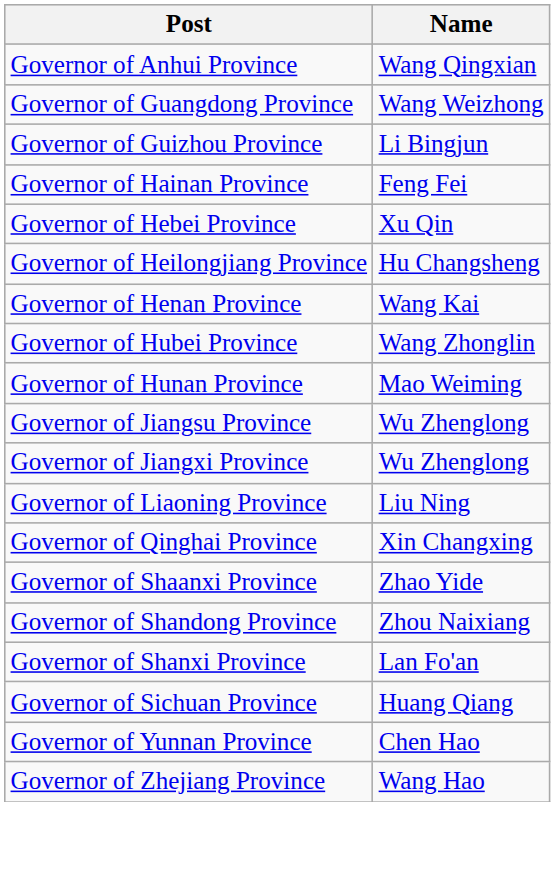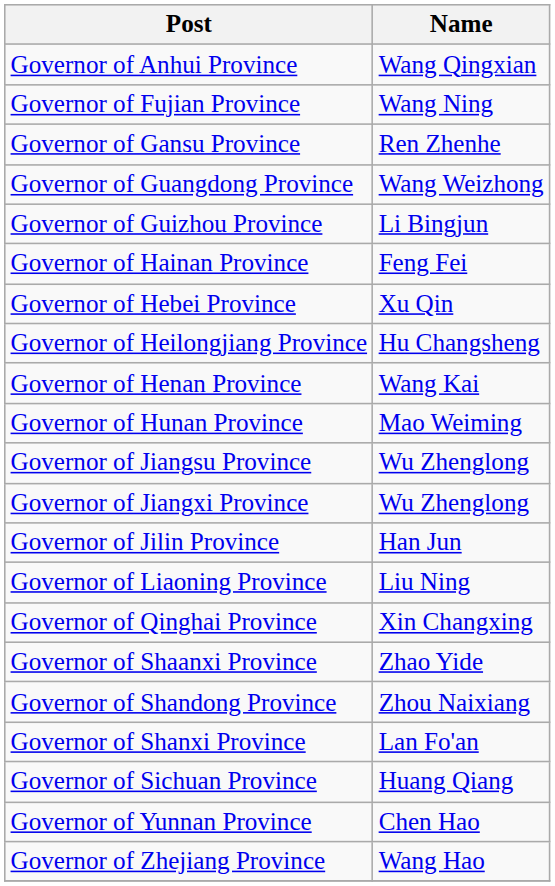+ row: (155, 104)
+ row: (155, 143)
- row: (154, 343)
+ row: (145, 542)
